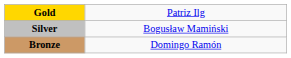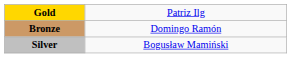rows swapped: (45, 28) <-> (45, 45)
